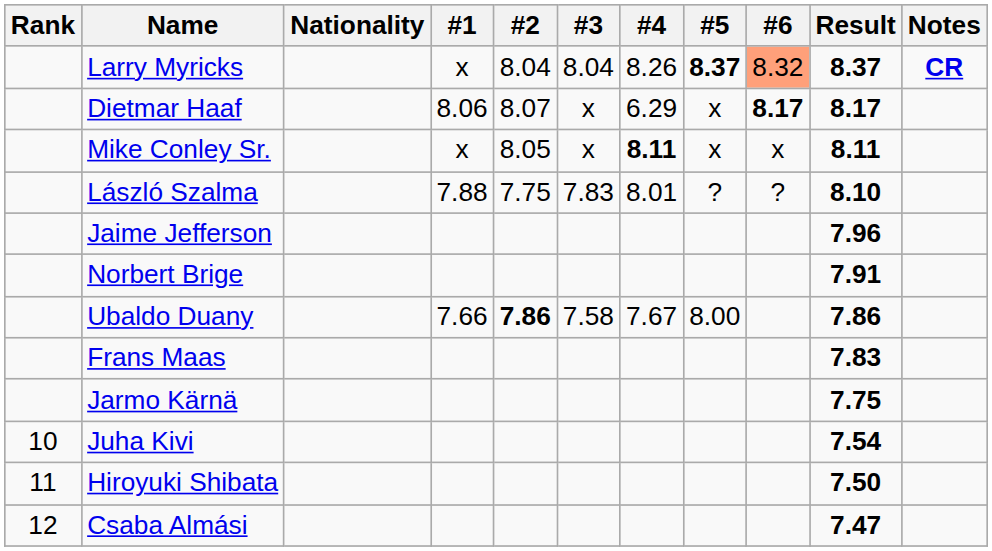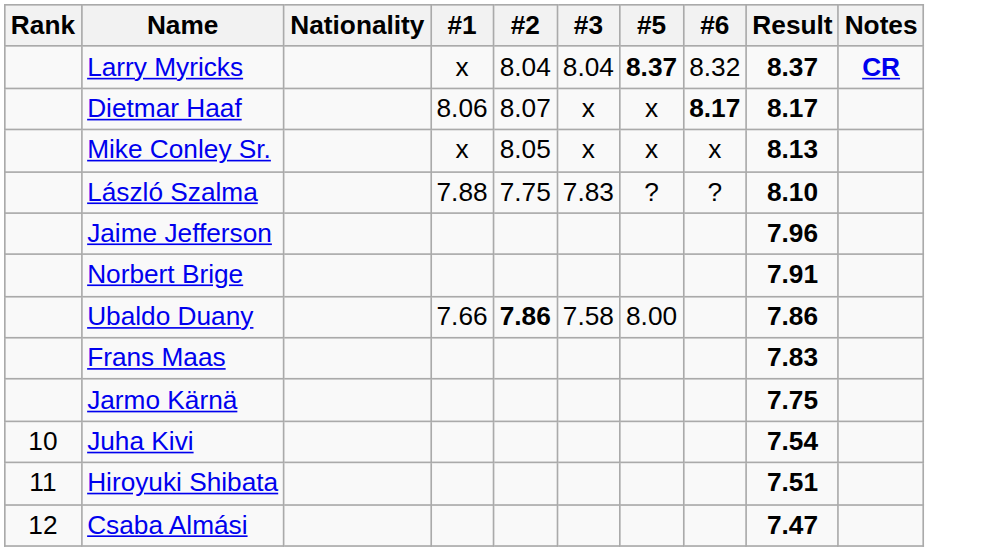- column: (652, 25)
(778, 66) lightsalmon background -> (715, 66) no background
(856, 150) 8.11 -> (792, 150) 8.13
(856, 483) 7.50 -> (792, 483) 7.51
